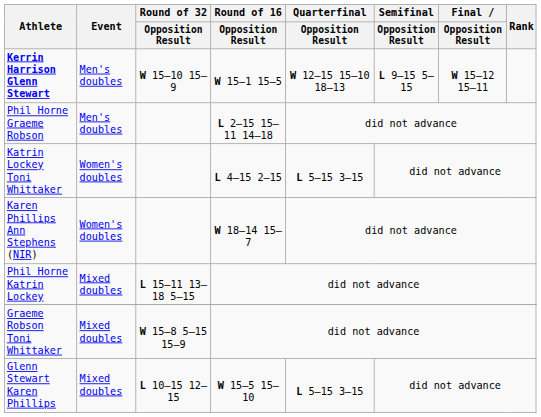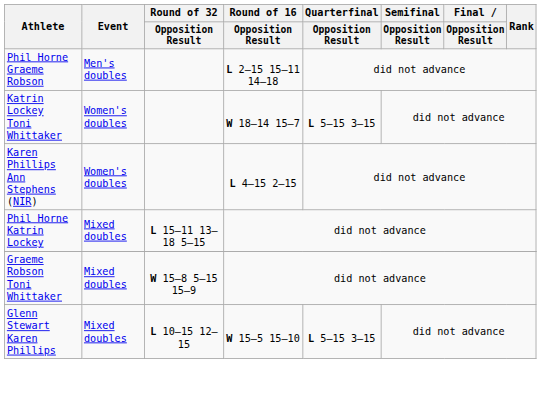- row: (31, 75)
(248, 177) L 4–15 2–15 -> (263, 123) W 18–14 15–7
(248, 236) W 18–14 15–7 -> (263, 183) L 4–15 2–15
